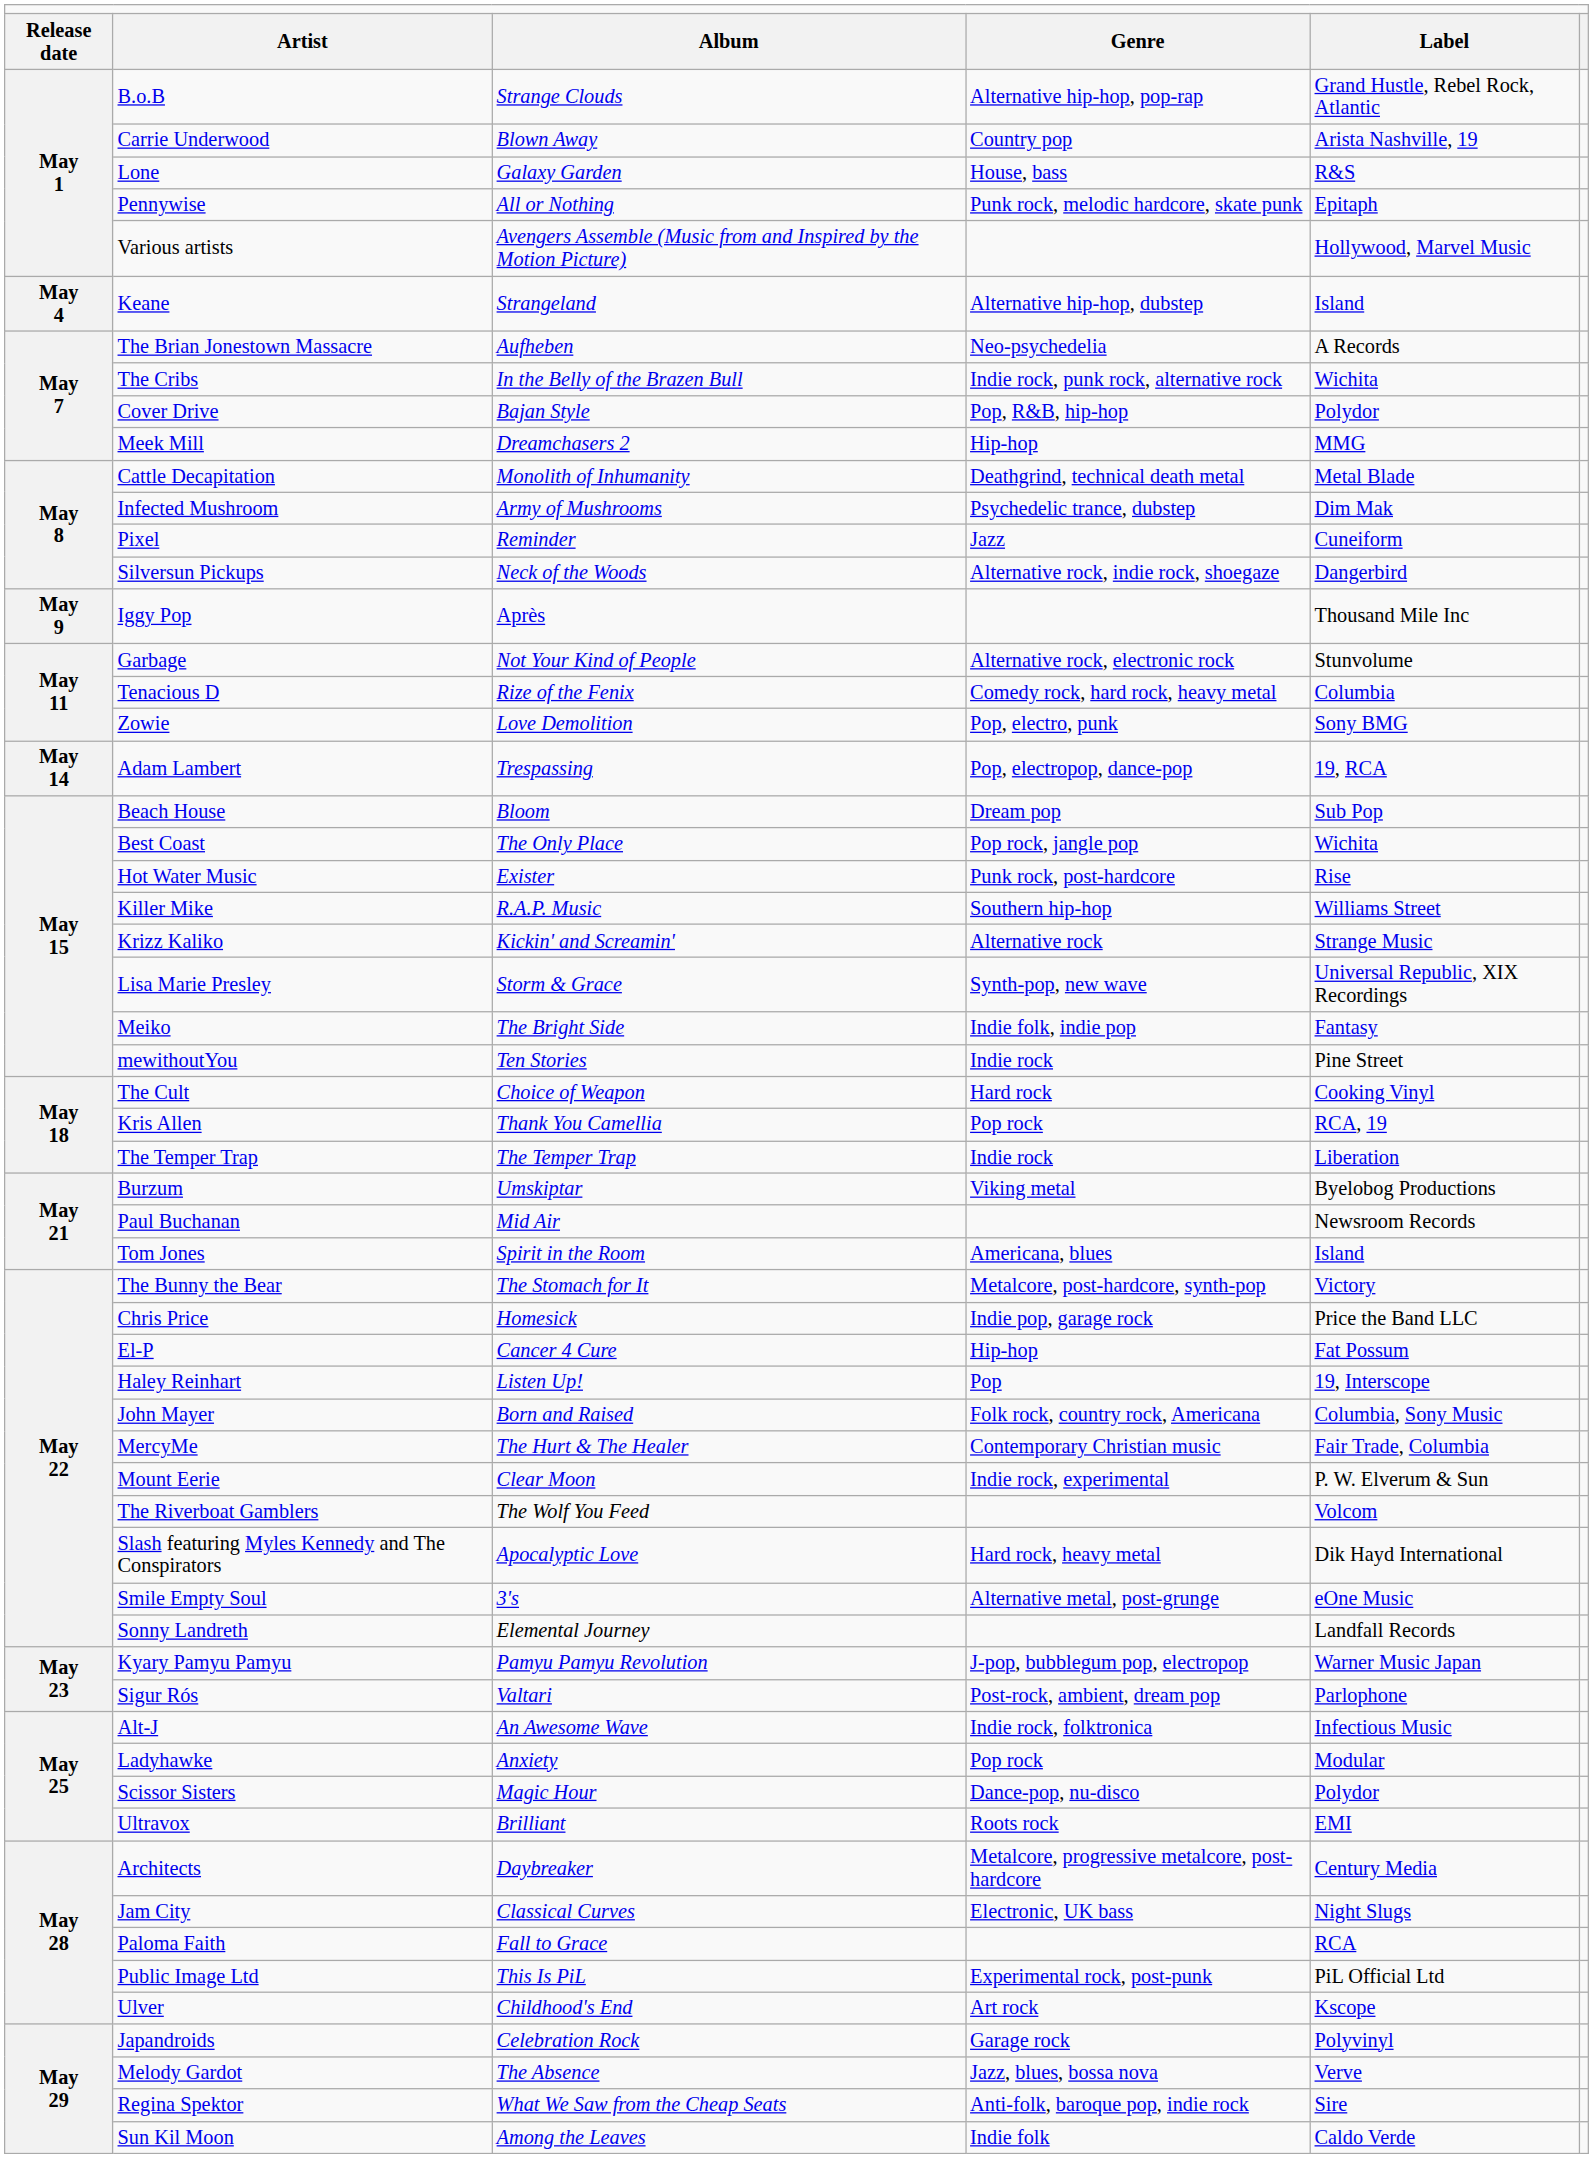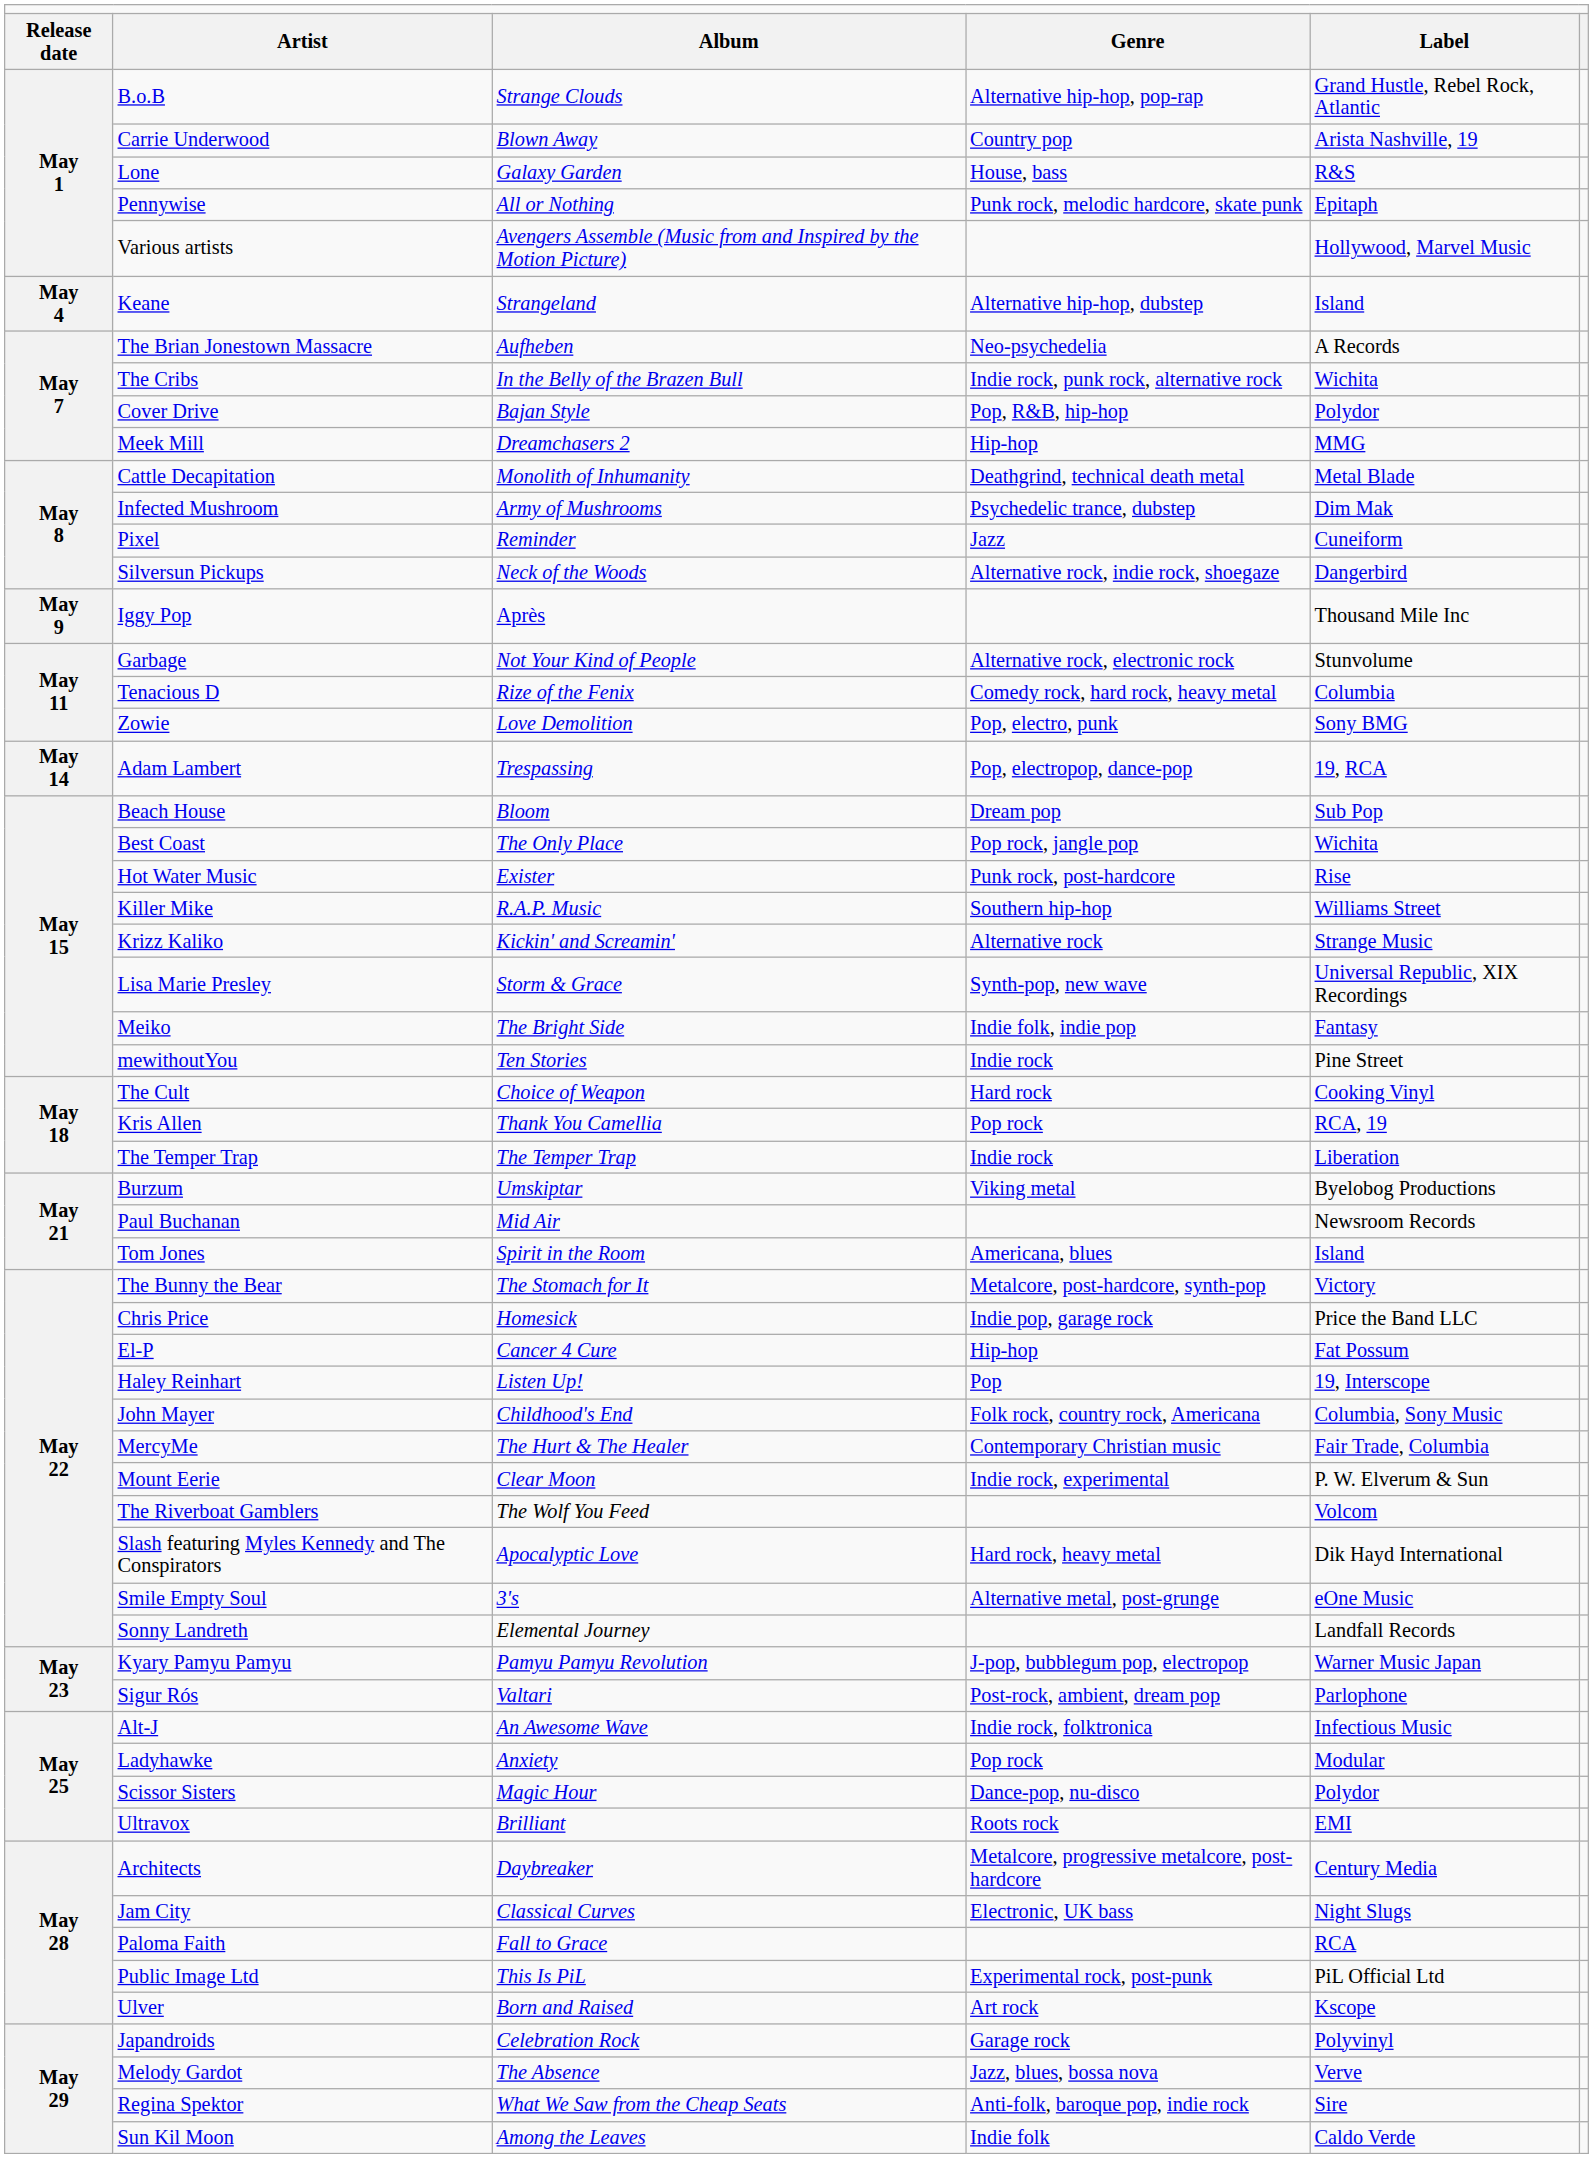(565, 1414) Born and Raised -> (565, 1414) Childhood's End
(565, 2008) Childhood's End -> (565, 2008) Born and Raised
